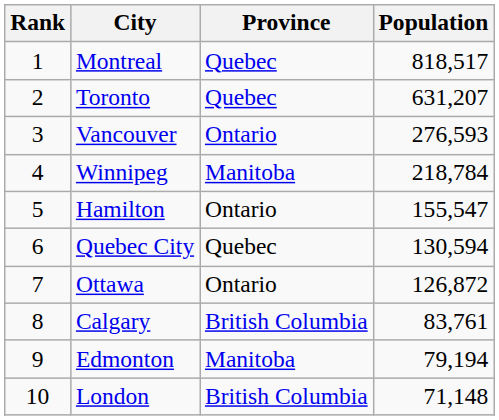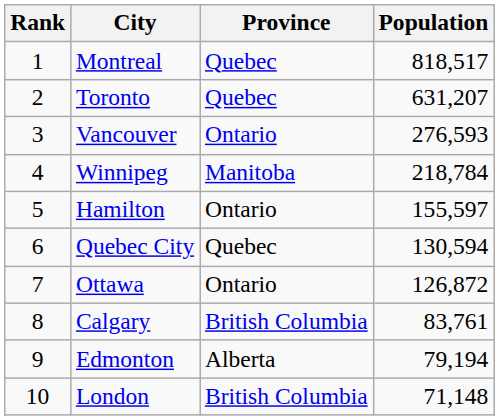(450, 209) 155,547 -> (450, 209) 155,597
(250, 358) Manitoba -> (240, 358) Alberta
